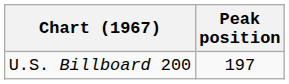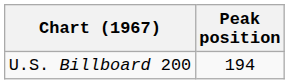(240, 65) 197 -> (240, 65) 194
